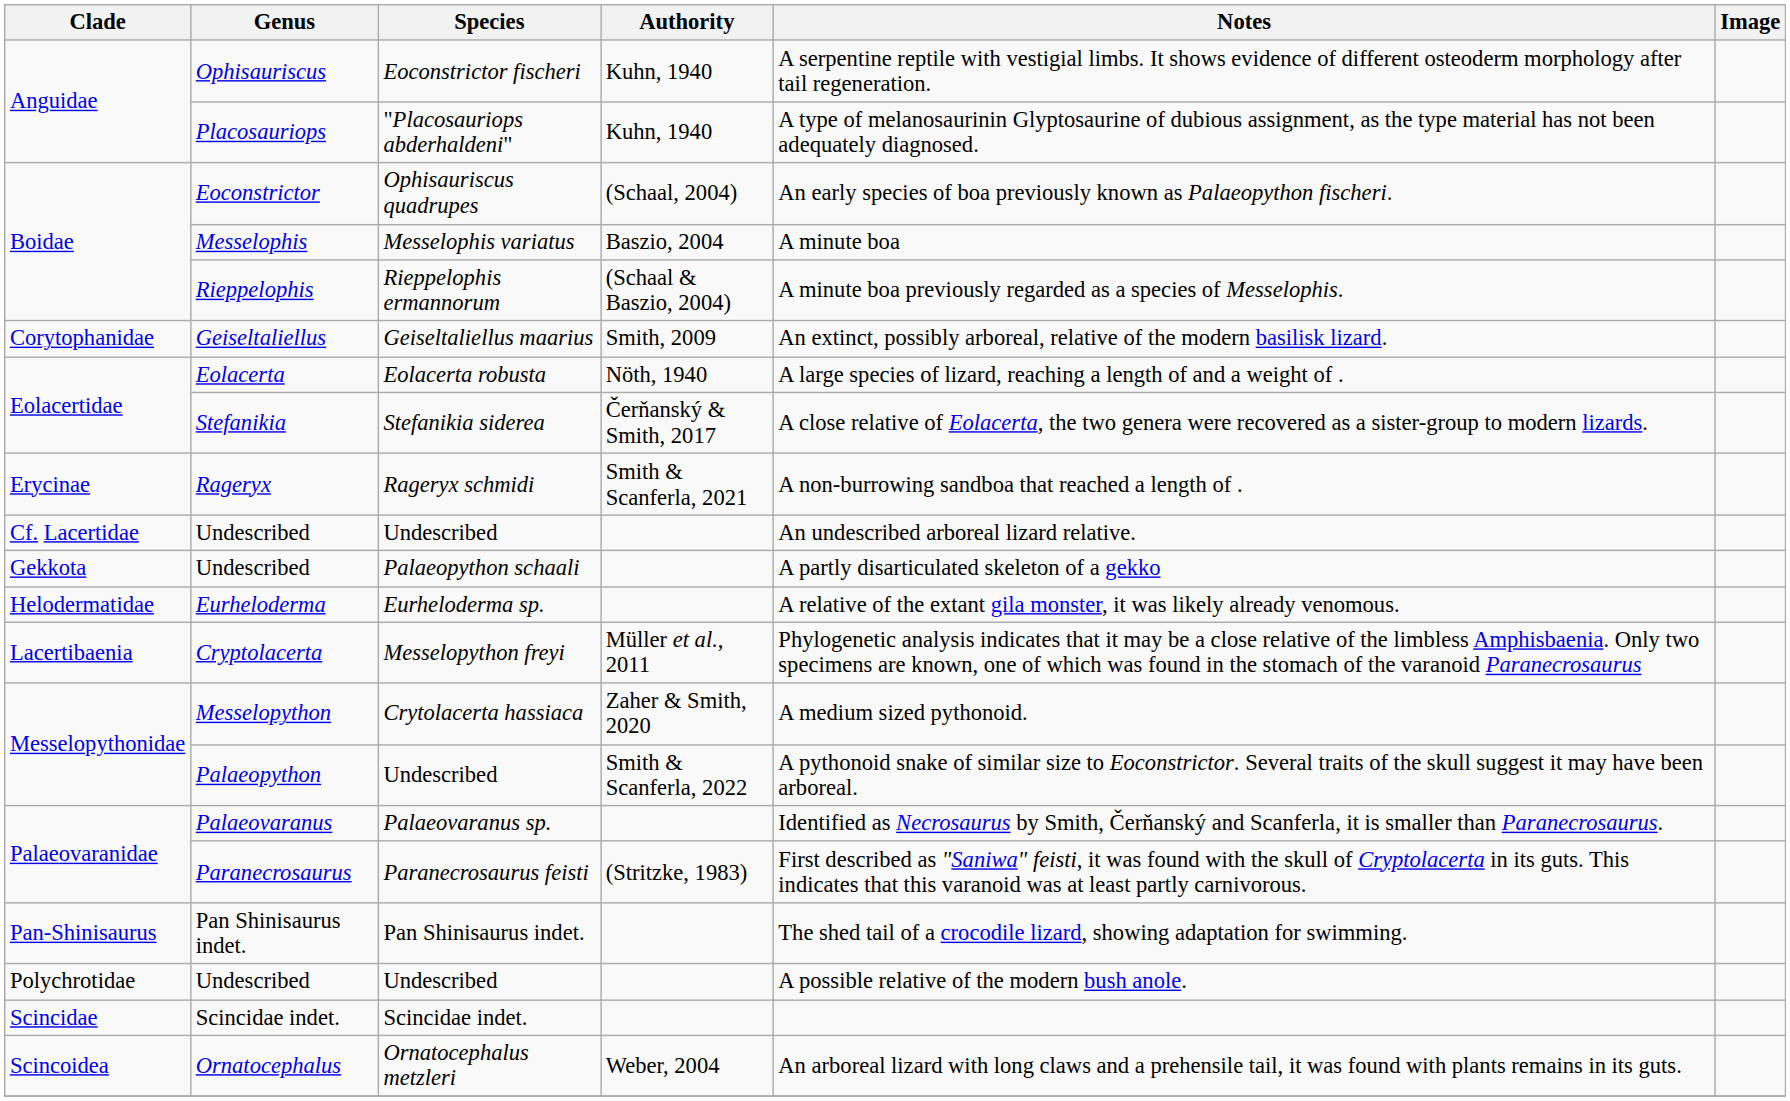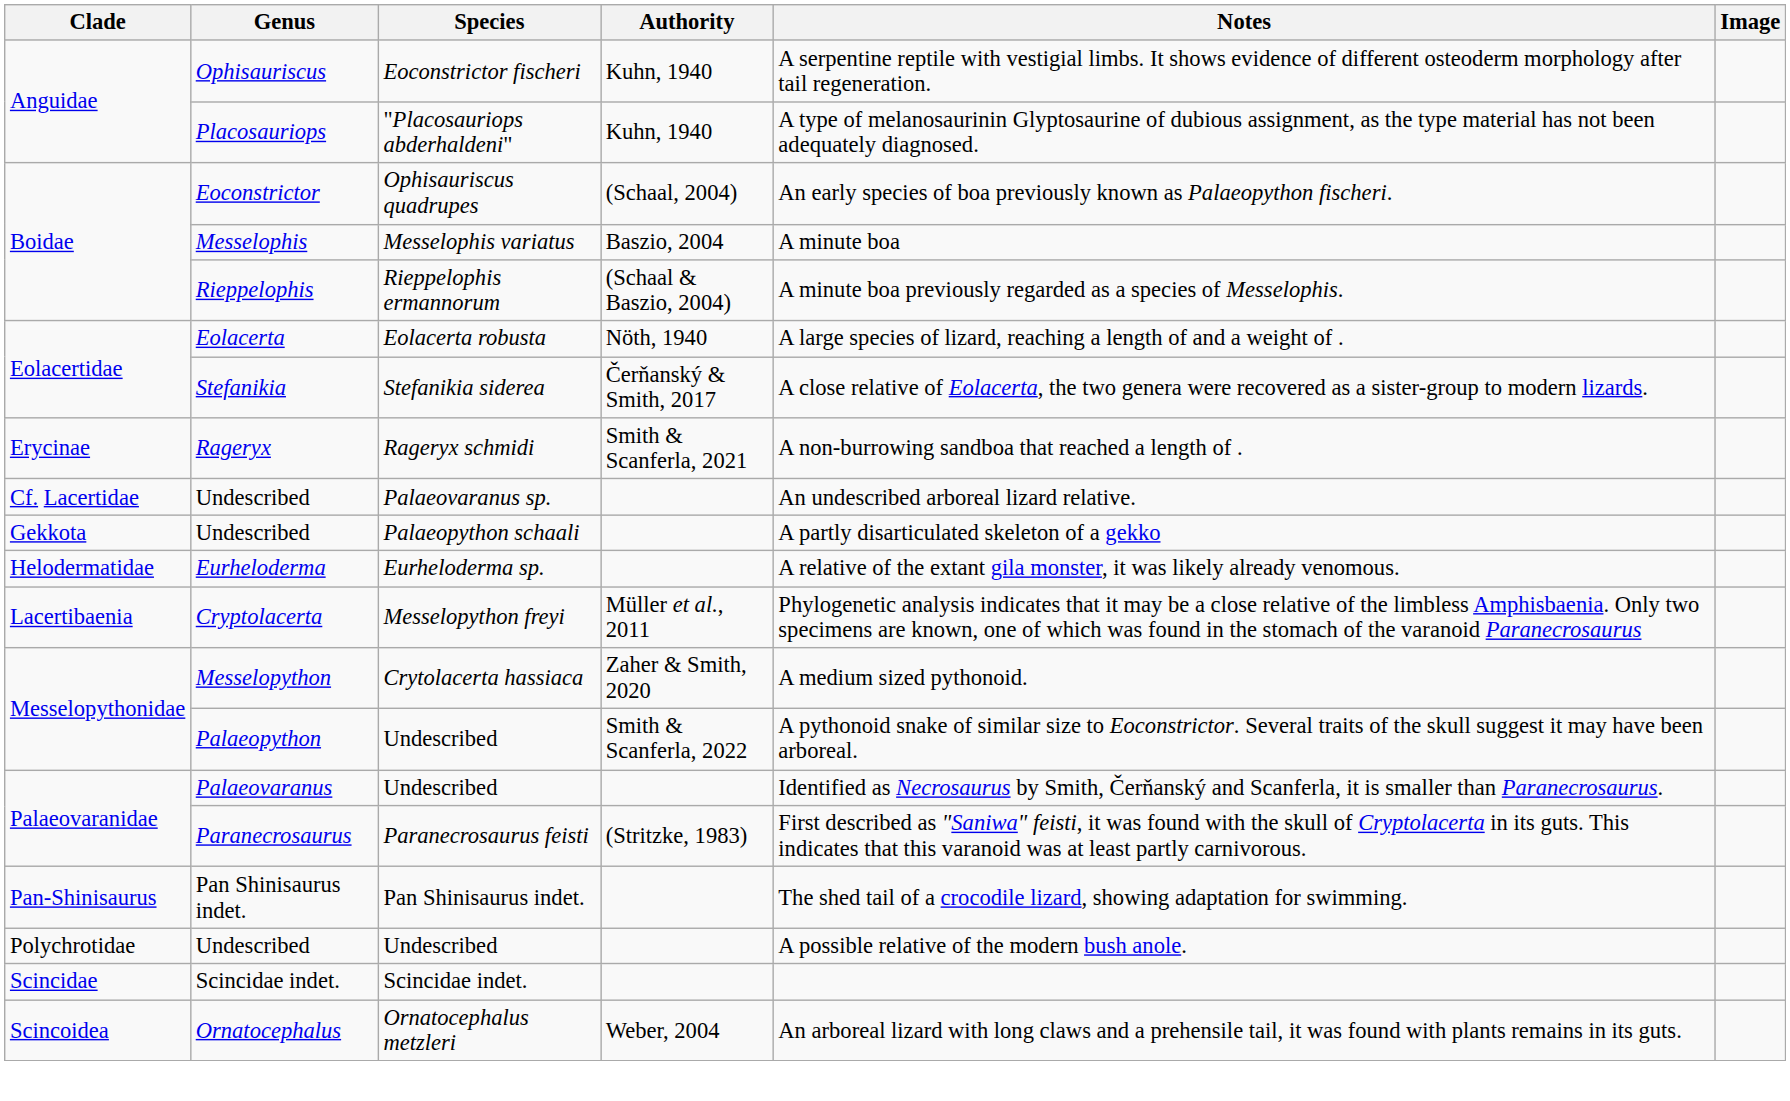- row: (82, 338)
(440, 532) Undescribed -> (467, 496) Palaeovaranus sp.
(467, 823) Palaeovaranus sp. -> (440, 787) Undescribed
